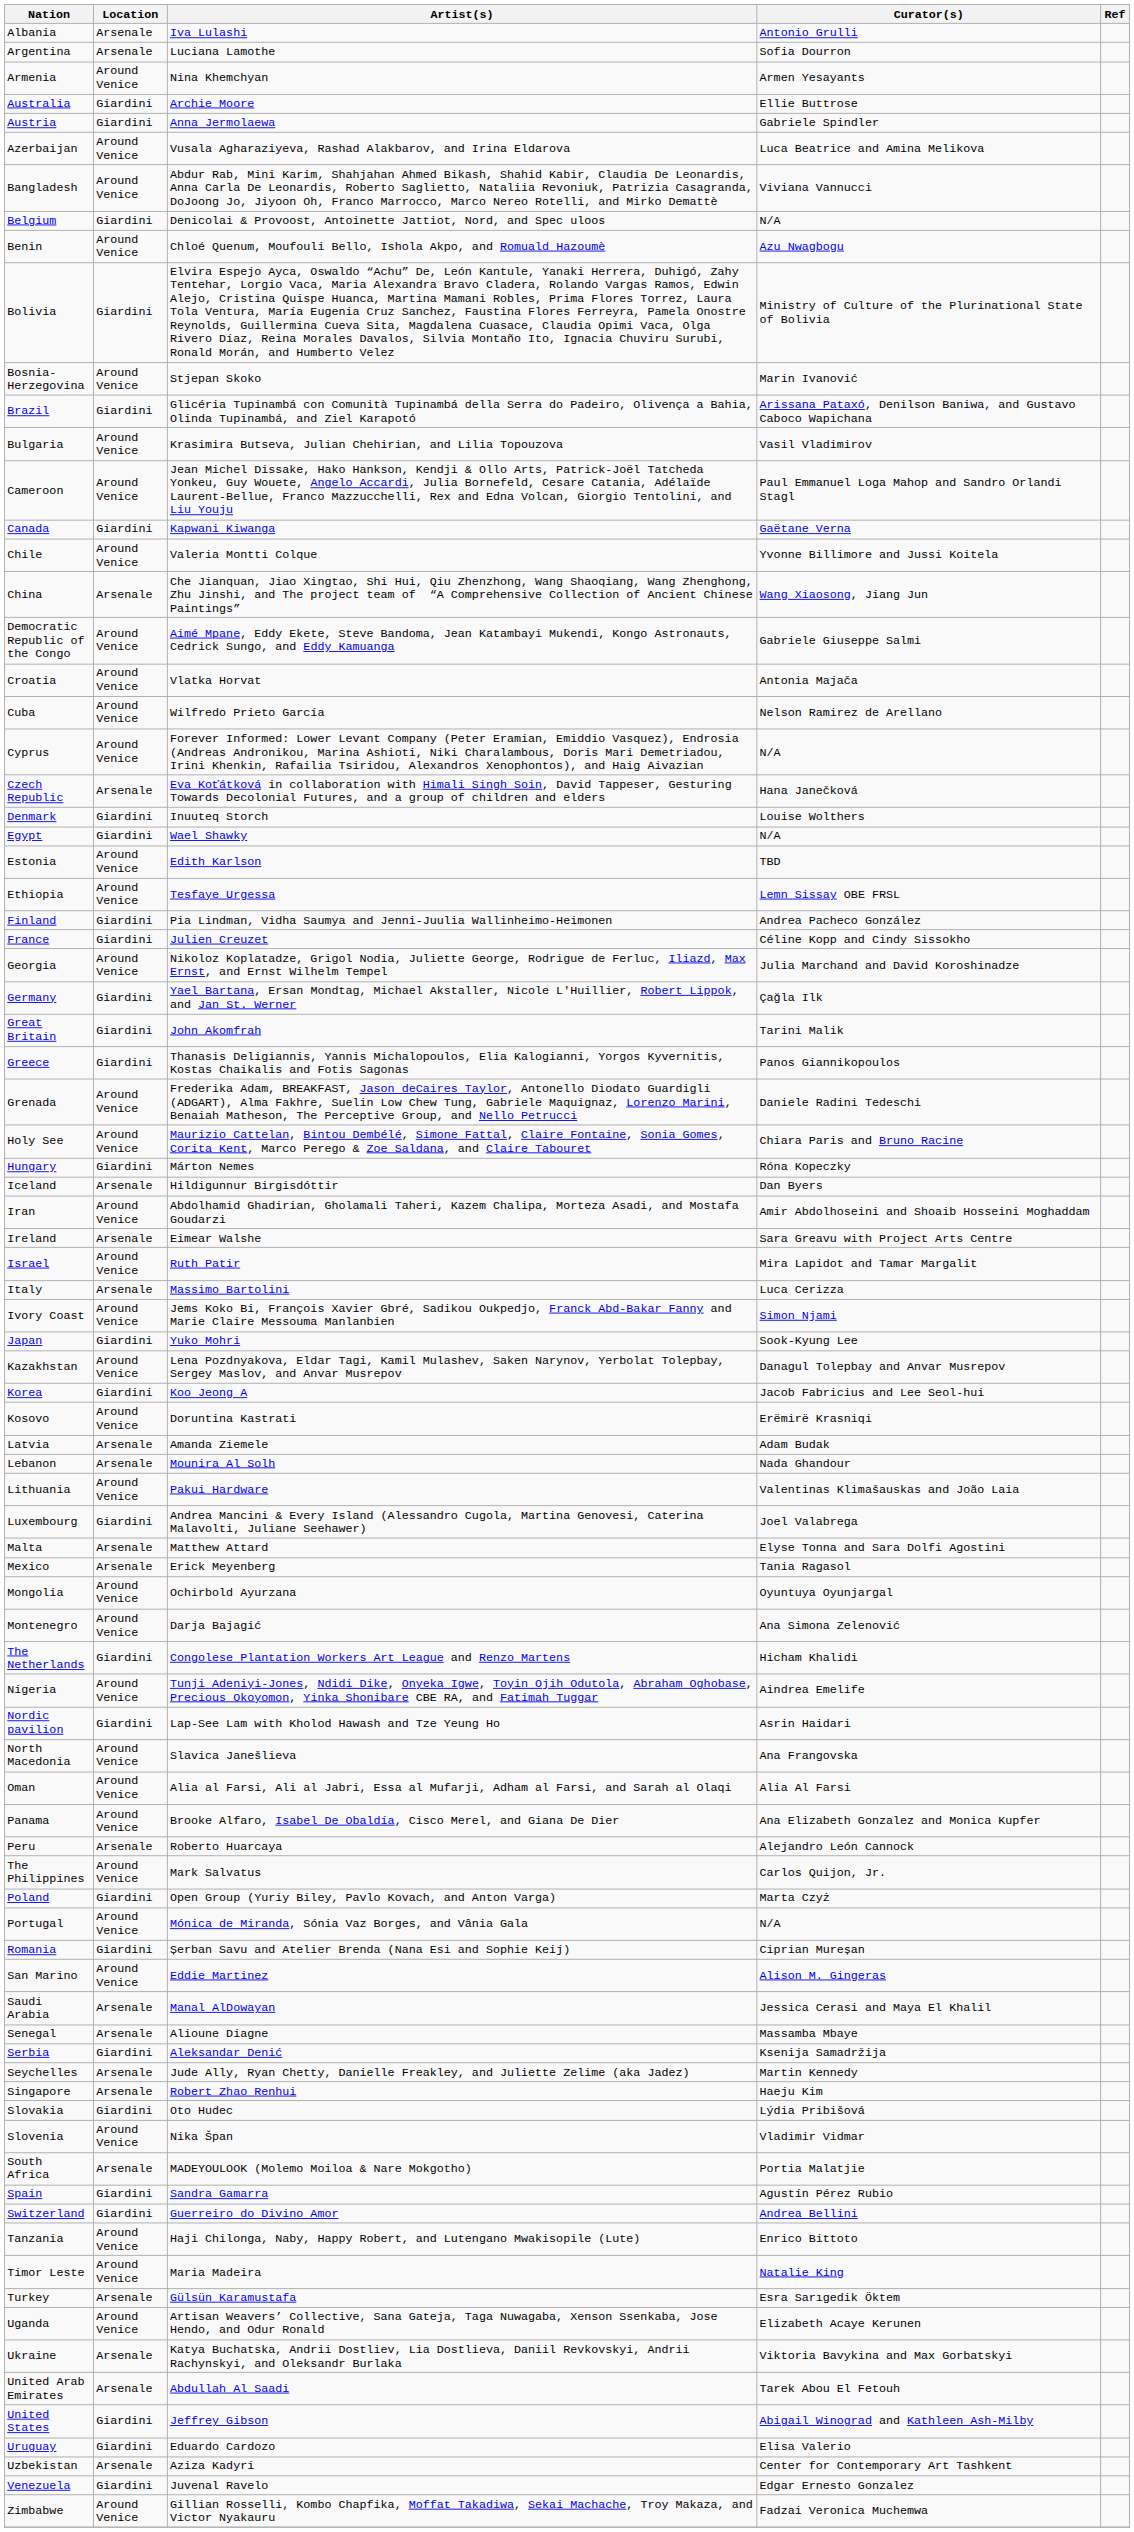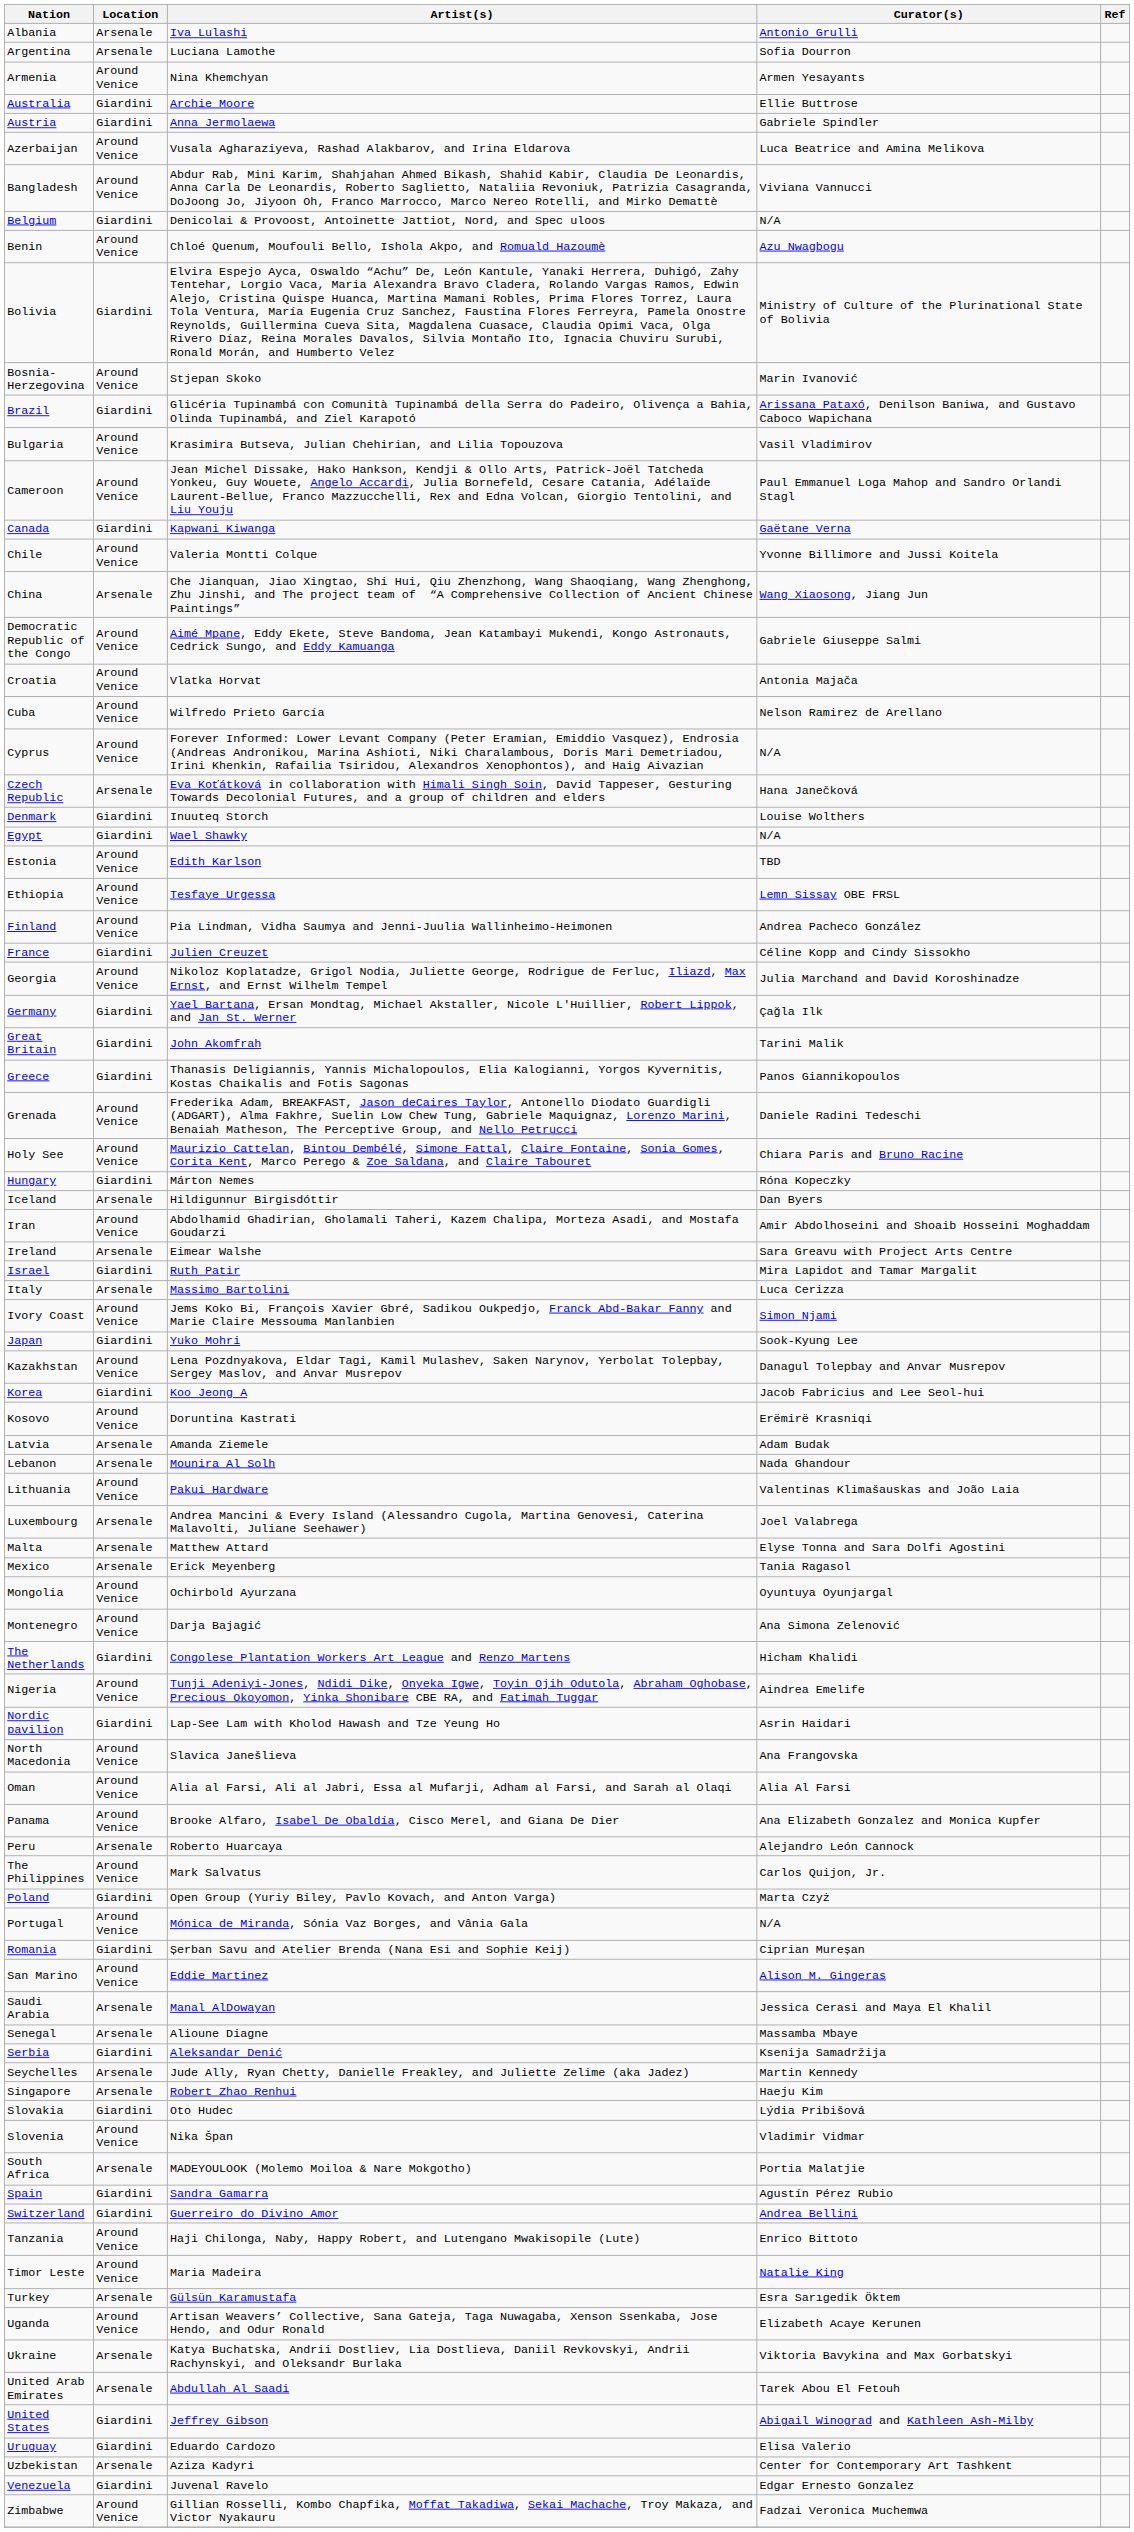(124, 920) Giardini -> (117, 927) Around Venice
(117, 1264) Around Venice -> (124, 1271) Giardini
(124, 1522) Giardini -> (124, 1522) Arsenale
